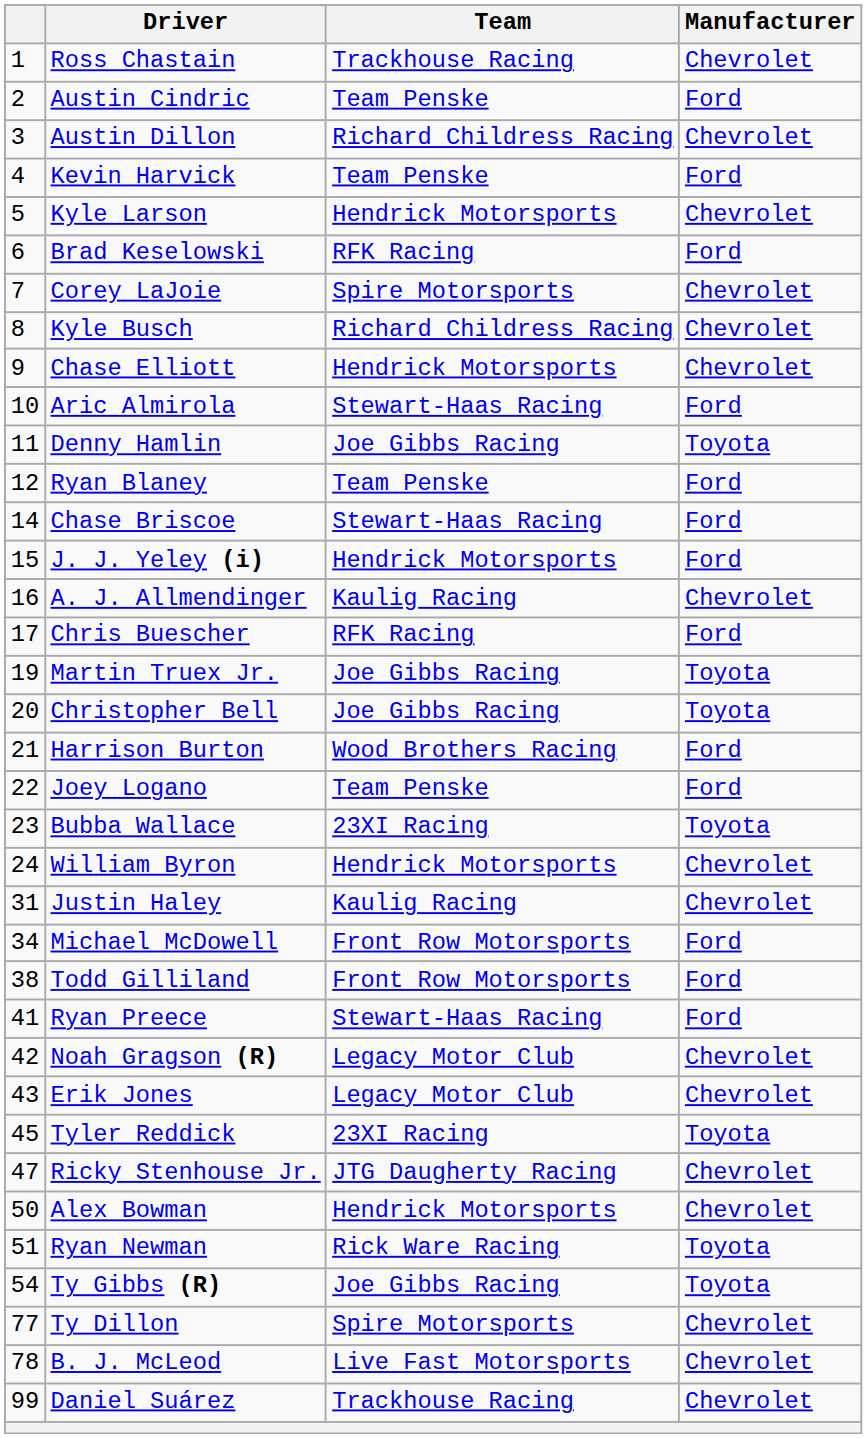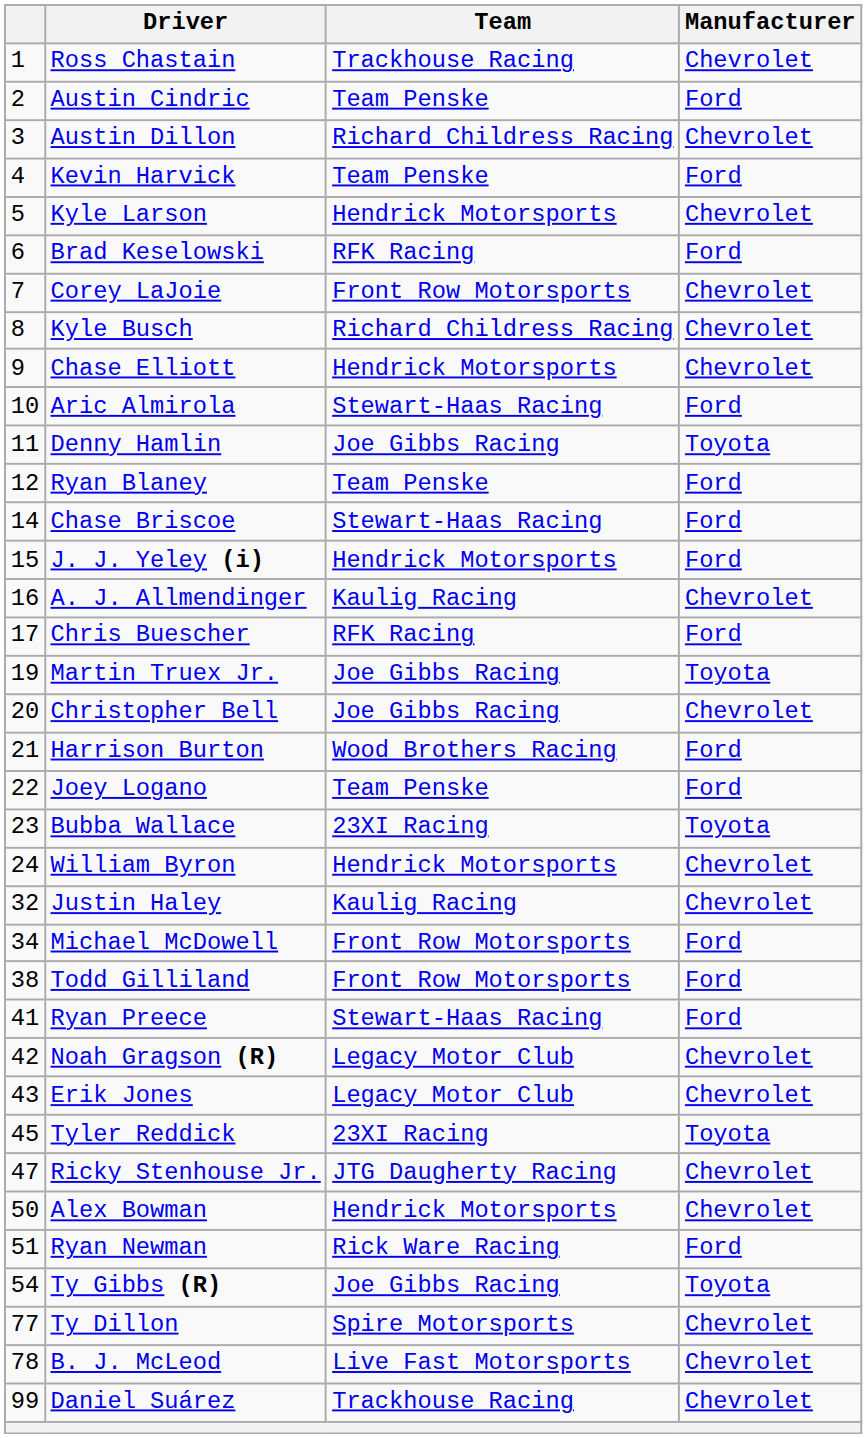(453, 292) Spire Motorsports -> (482, 292) Front Row Motorsports
(728, 713) Toyota -> (749, 713) Chevrolet
(25, 905) 31 -> (25, 905) 32
(728, 1249) Toyota -> (713, 1249) Ford
